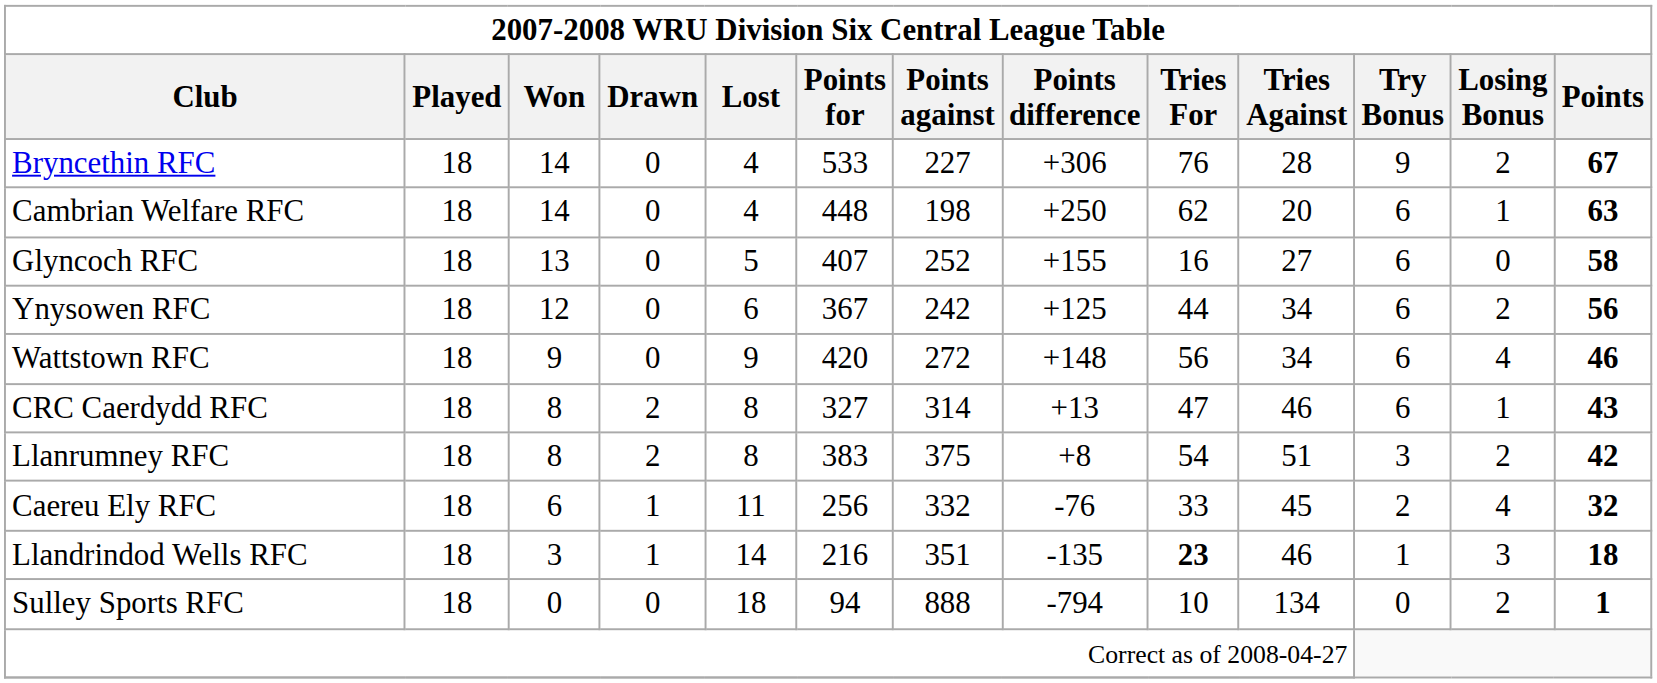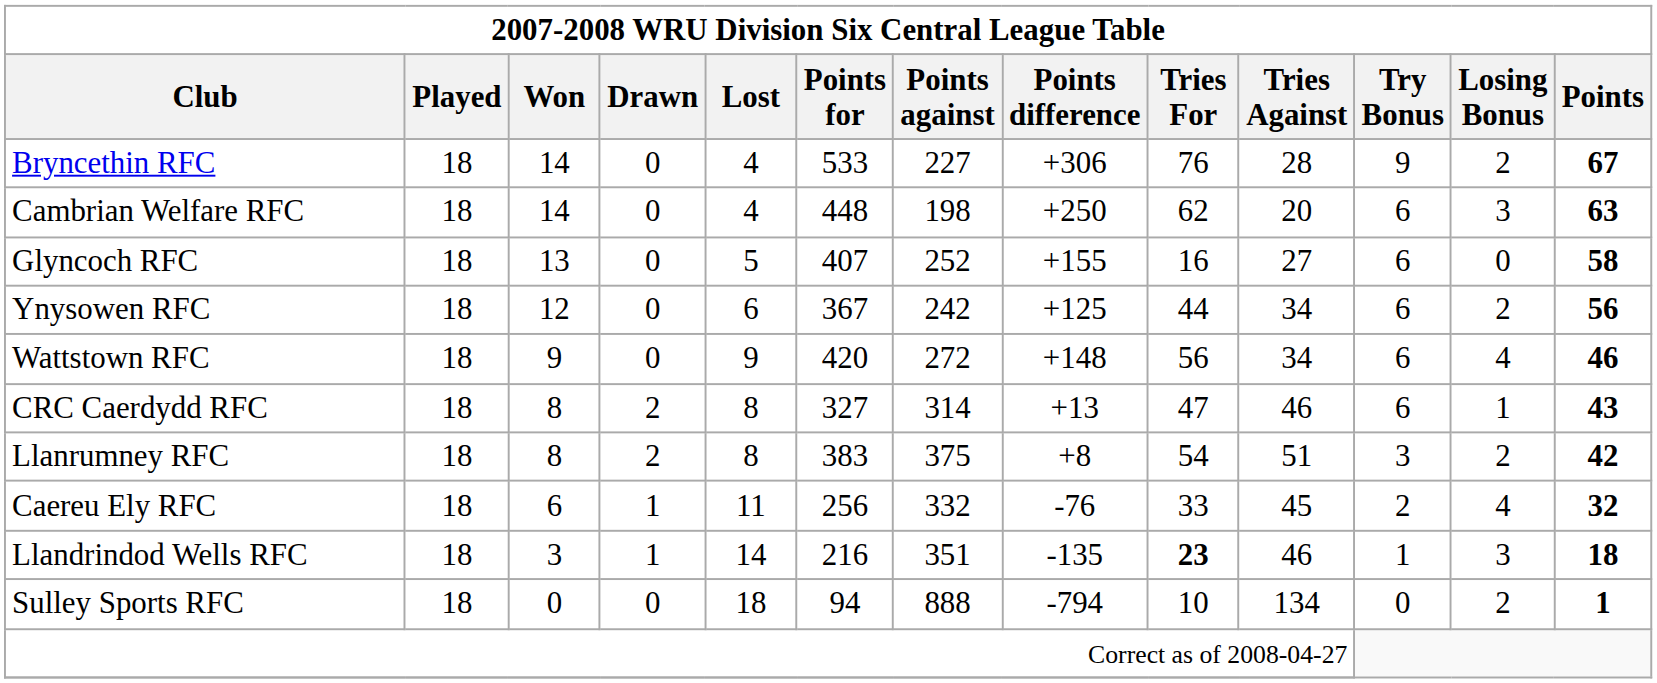(1503, 211) 1 -> (1503, 211) 3
